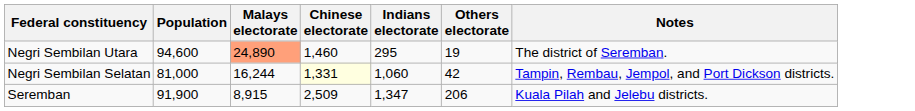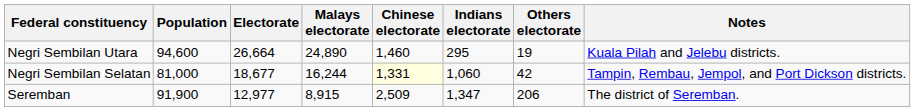+ column: (266, 22)
(254, 52) lightsalmon background -> (326, 52) no background
(591, 52) The district of Seremban. -> (684, 52) Kuala Pilah and Jelebu districts.
(612, 95) Kuala Pilah and Jelebu districts. -> (663, 95) The district of Seremban.
